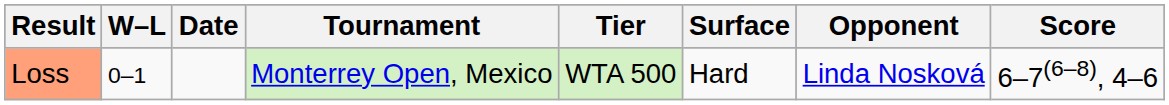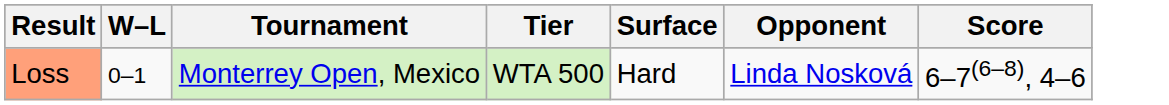- column: (209, 26)
